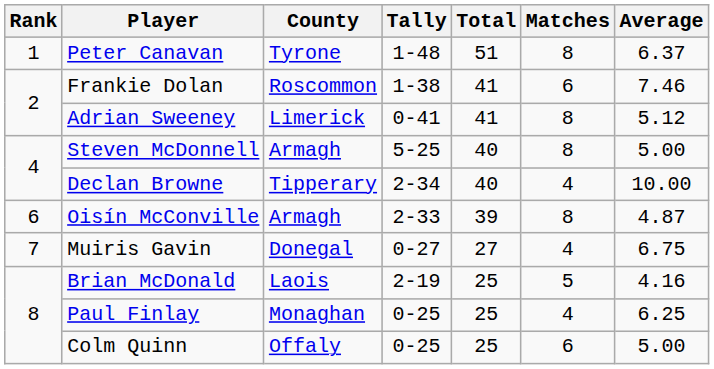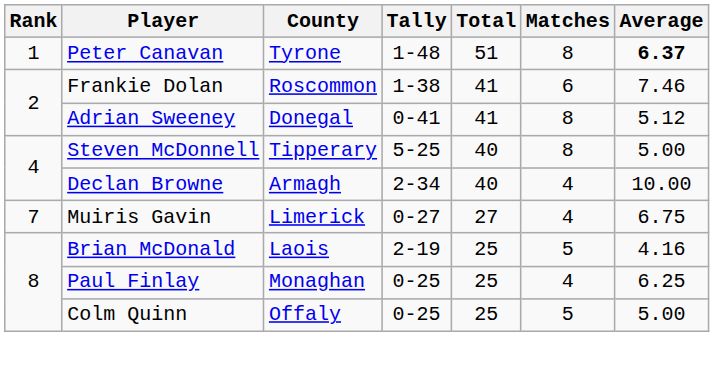(661, 54) normal -> (661, 54) bold
(317, 119) Limerick -> (311, 119) Donegal
(305, 152) Armagh -> (323, 152) Tipperary
(323, 184) Tipperary -> (305, 184) Armagh
- row: (163, 217)
(311, 249) Donegal -> (317, 217) Limerick
(568, 347) 6 -> (568, 315) 5
